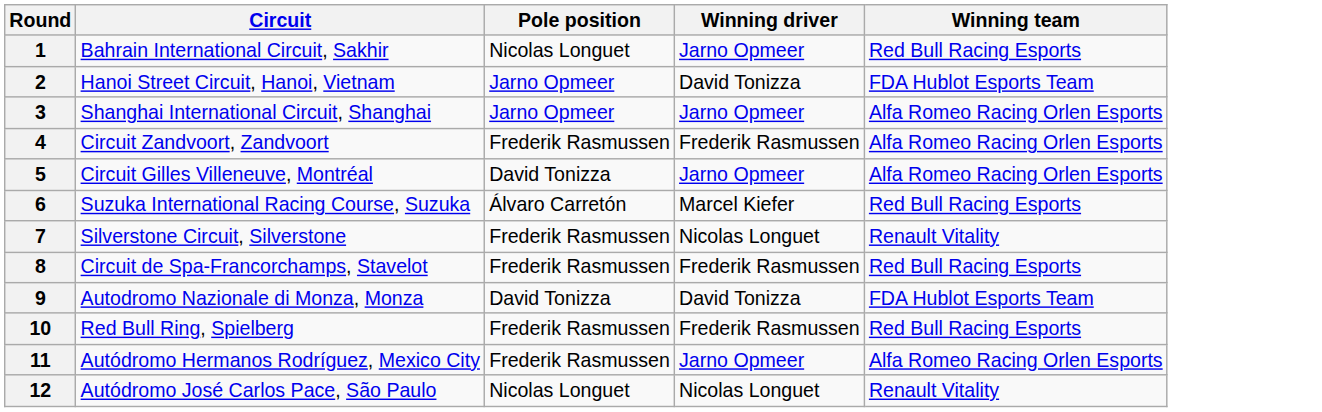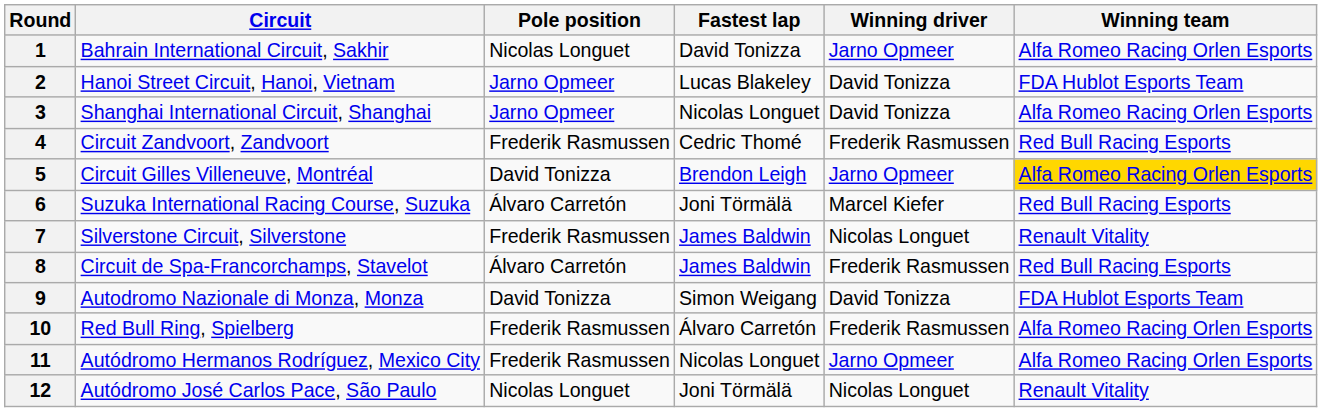+ column: (749, 20)
(975, 51) Red Bull Racing Esports -> (1165, 51) Alfa Romeo Racing Orlen Esports
(742, 112) Jarno Opmeer -> (889, 112) David Tonizza
(1016, 143) Alfa Romeo Racing Orlen Esports -> (1125, 143) Red Bull Racing Esports
(1016, 174) no background -> (1165, 174) gold background
(579, 267) Frederik Rasmussen -> (558, 267) Álvaro Carretón
(975, 328) Red Bull Racing Esports -> (1165, 328) Alfa Romeo Racing Orlen Esports
